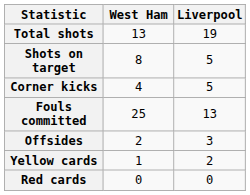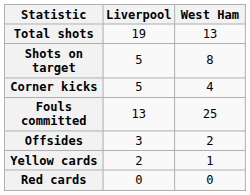columns swapped: (210, 14) <-> (139, 14)
